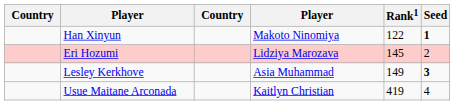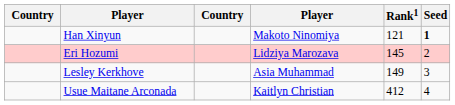(395, 35) 122 -> (395, 35) 121
(427, 72) bold -> (427, 72) normal
(395, 91) 419 -> (395, 91) 412
